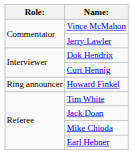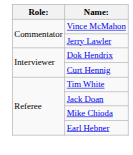- row: (93, 84)
